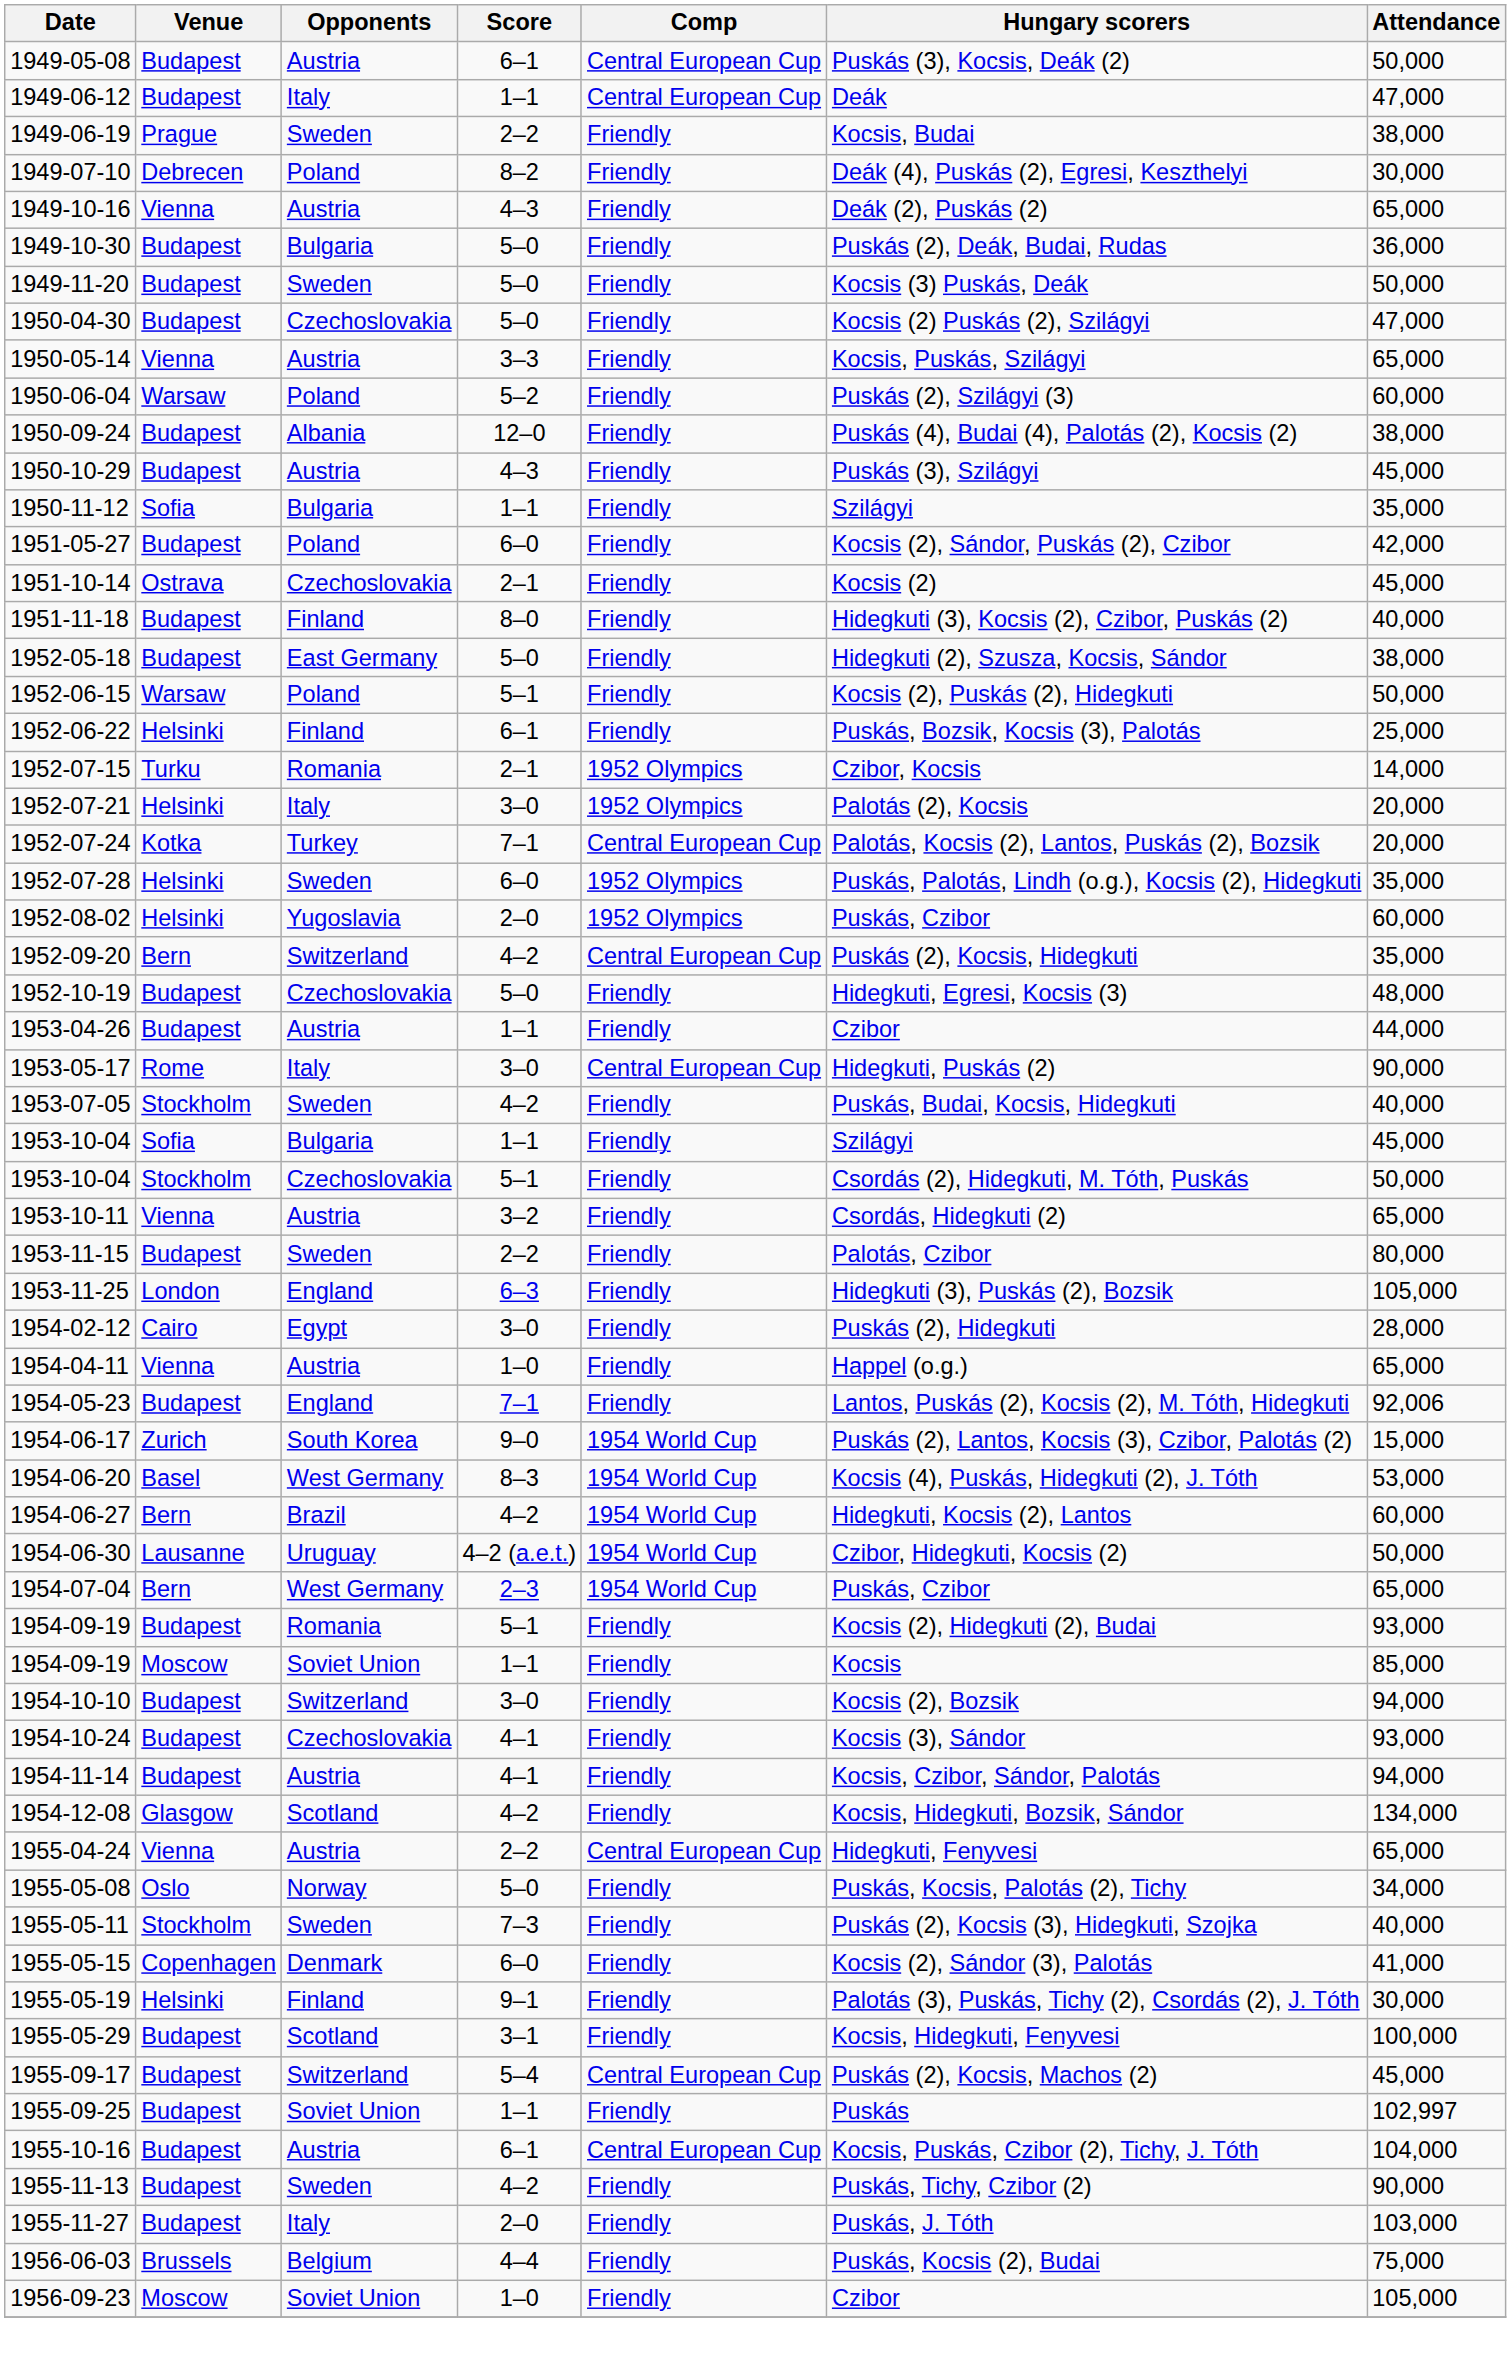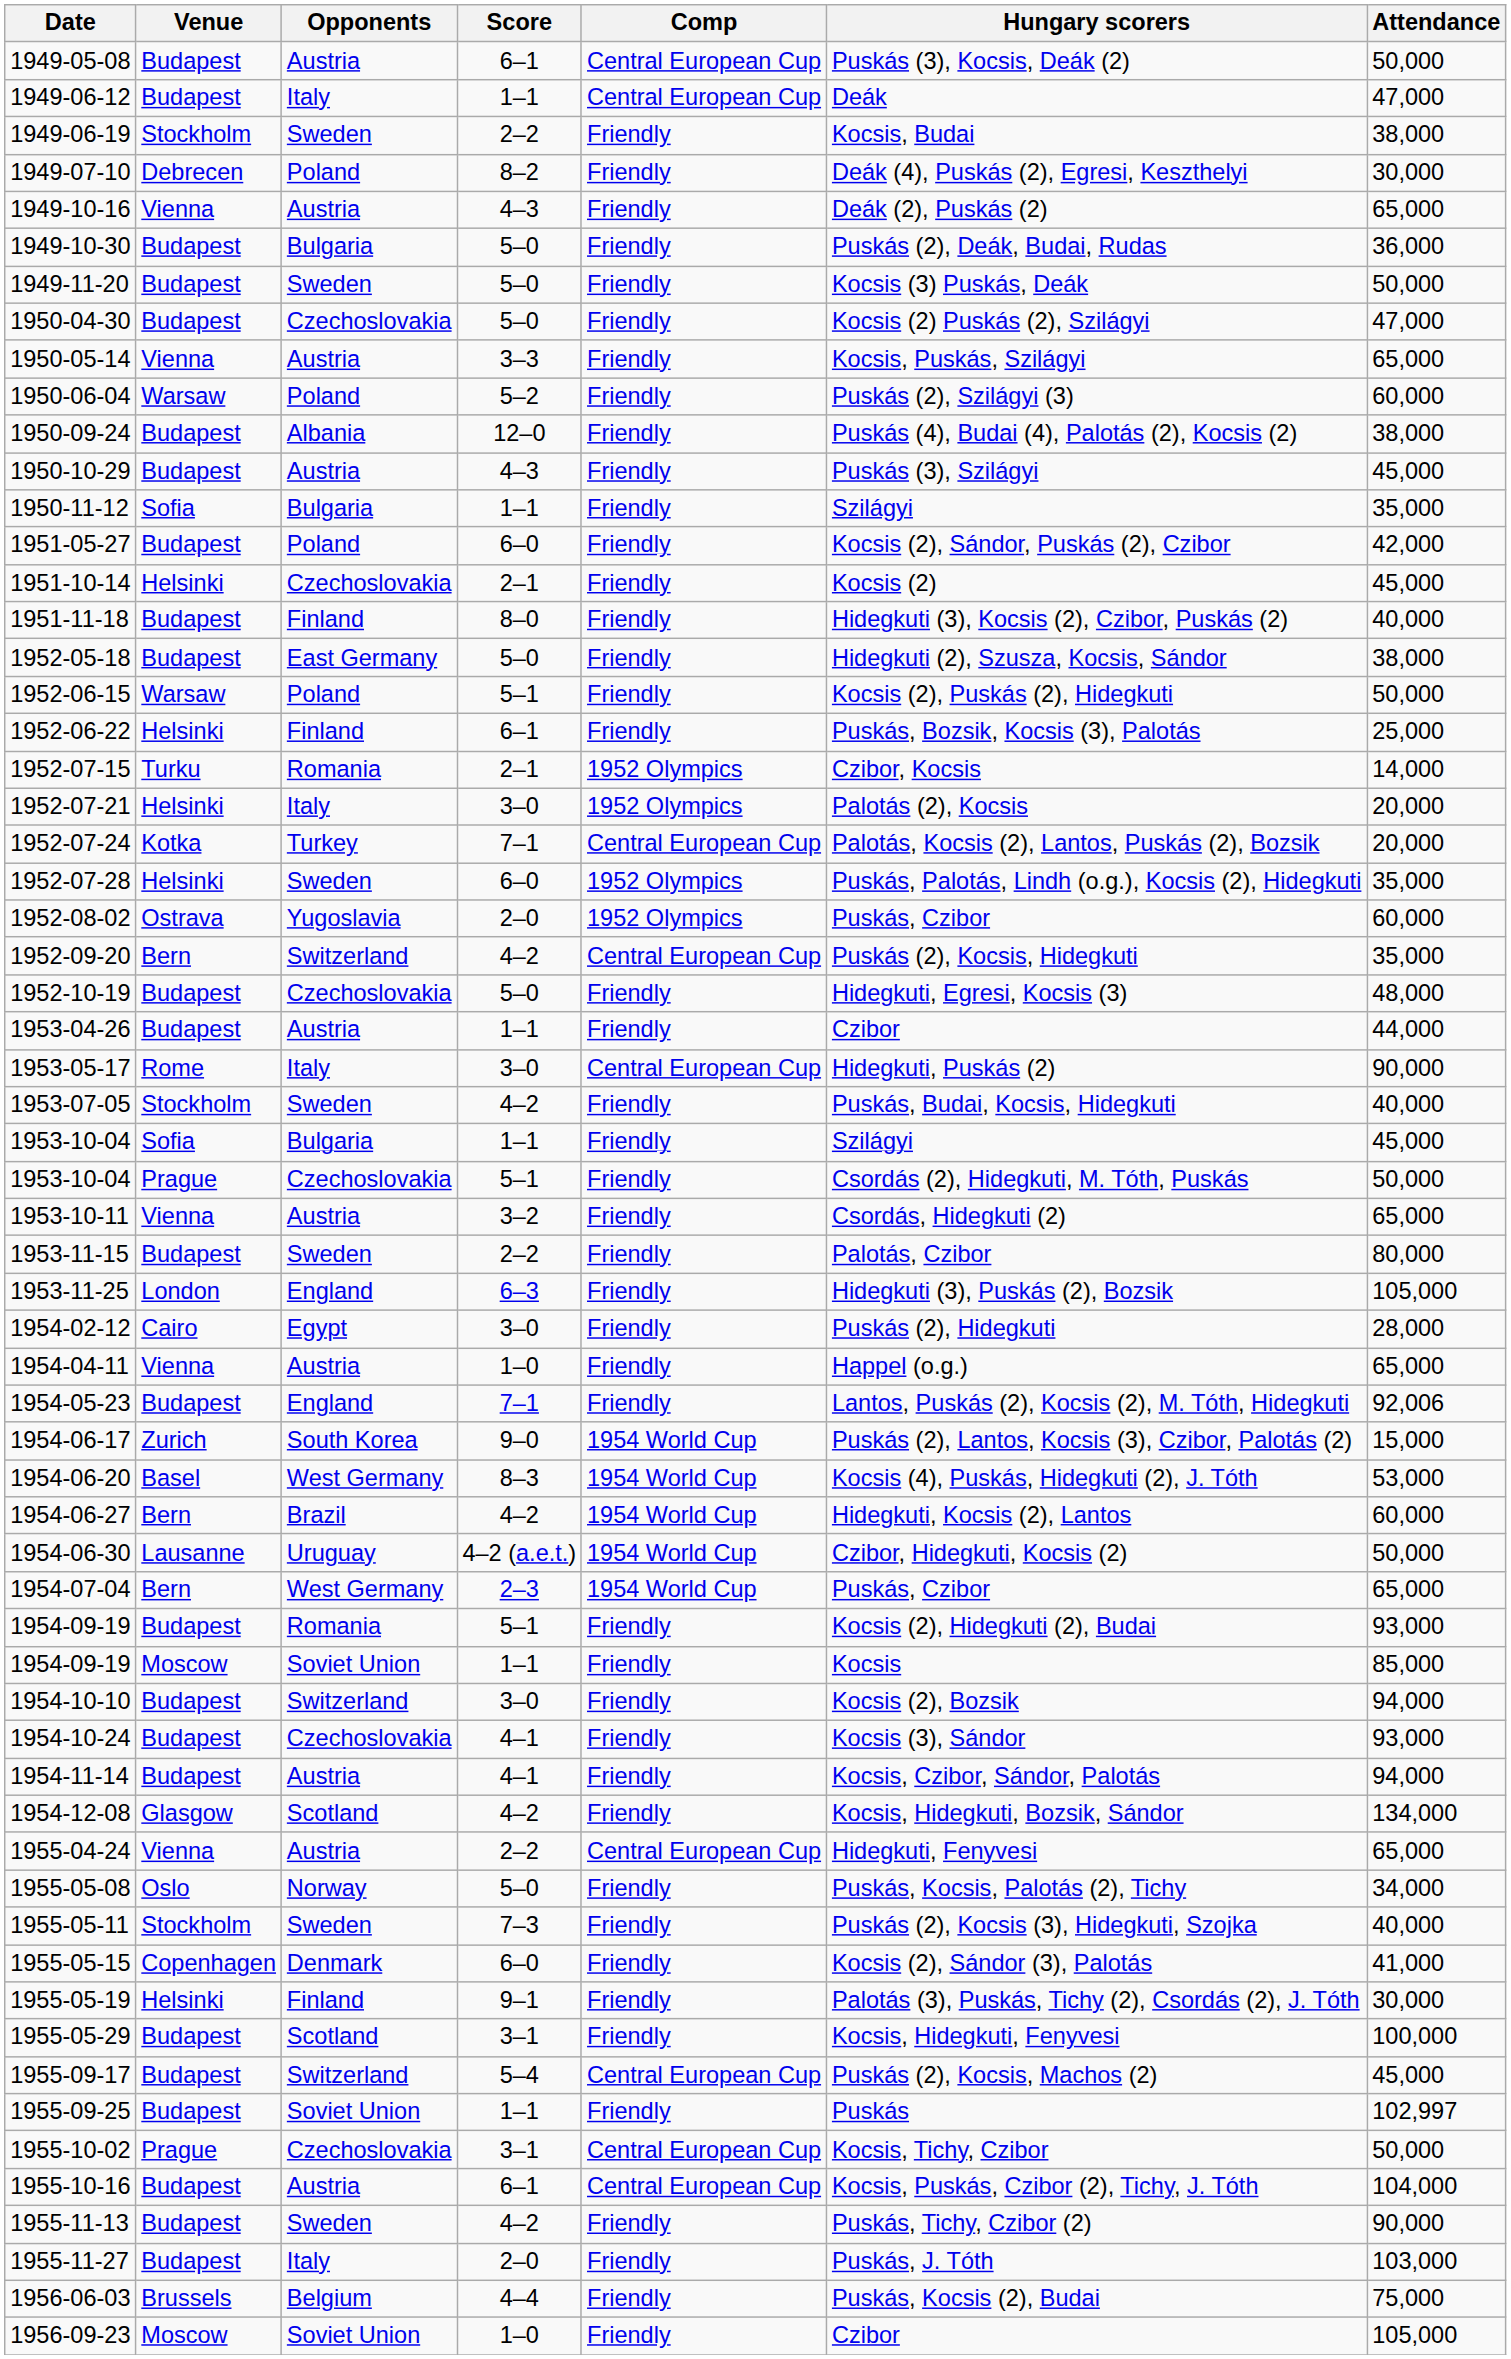(179, 135) Prague -> (196, 135) Stockholm
(182, 582) Ostrava -> (182, 582) Helsinki
(182, 918) Helsinki -> (182, 918) Ostrava
(196, 1179) Stockholm -> (179, 1179) Prague
+ row: (70, 2149)
